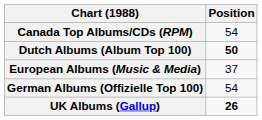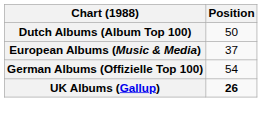- row: (105, 32)
(231, 50) bold -> (231, 32) normal
